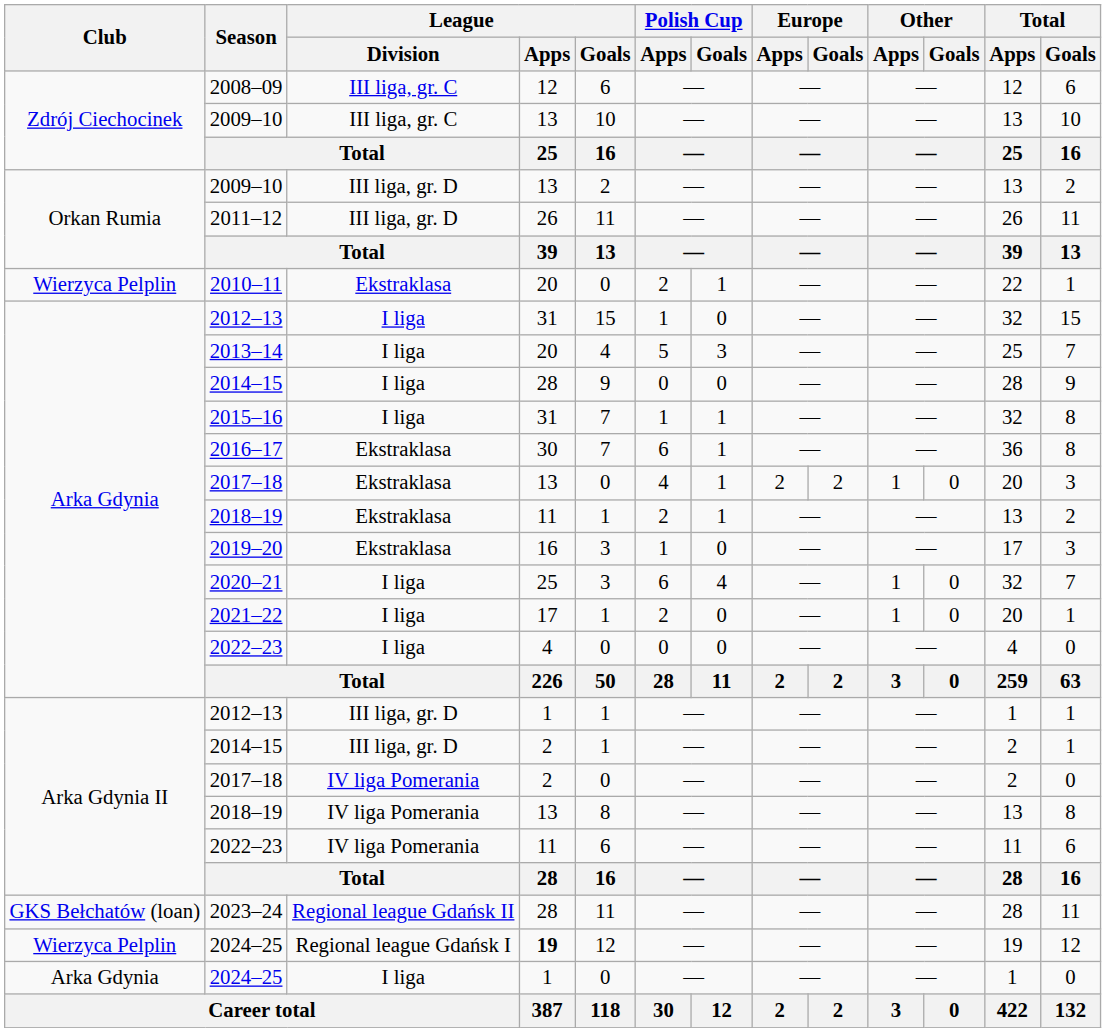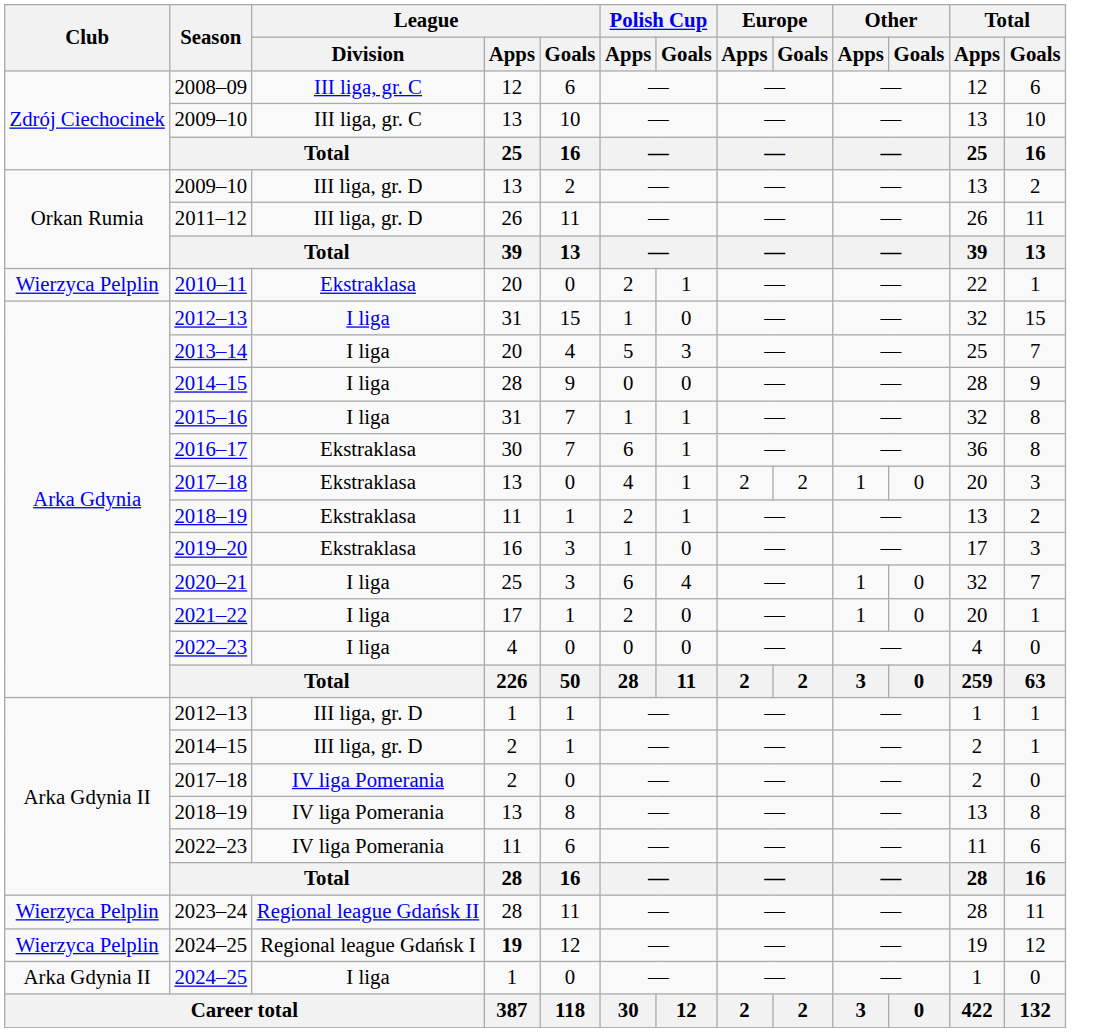(105, 911) GKS Bełchatów (loan) -> (87, 911) Wierzyca Pelplin
(105, 977) Arka Gdynia -> (87, 977) Arka Gdynia II
